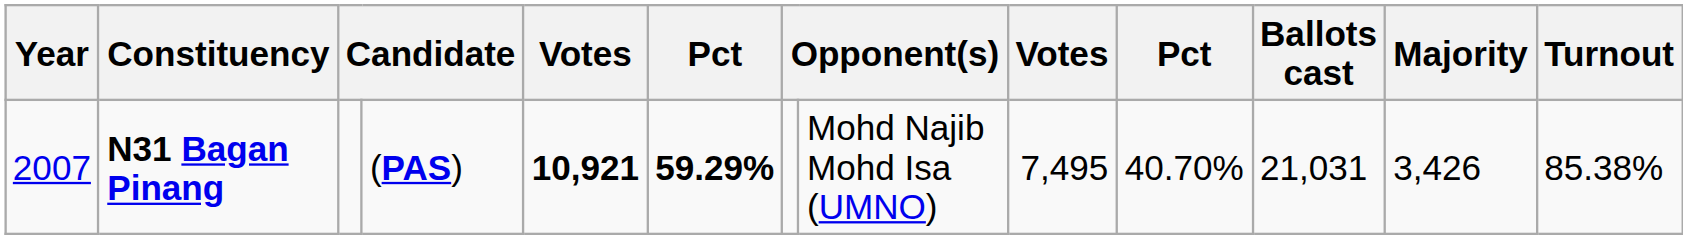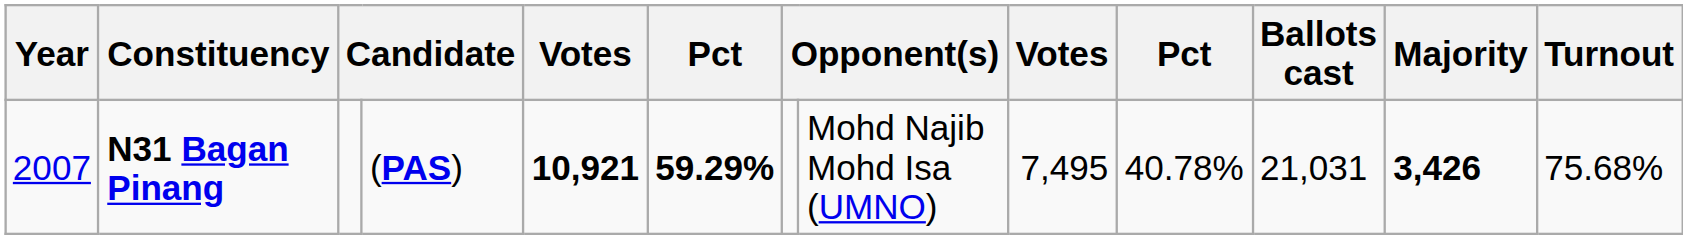(1184, 167) 40.70% -> (1184, 167) 40.78%
(1437, 167) normal -> (1437, 167) bold
(1604, 167) 85.38% -> (1604, 167) 75.68%
